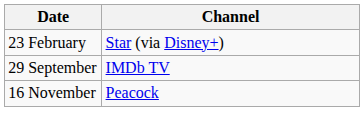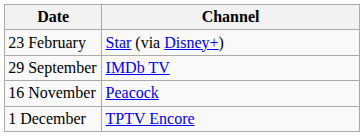+ row: (47, 118)
